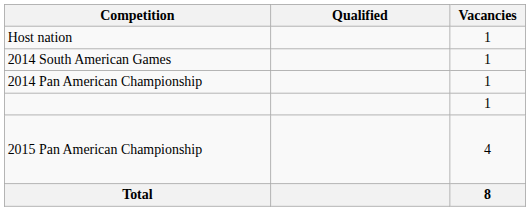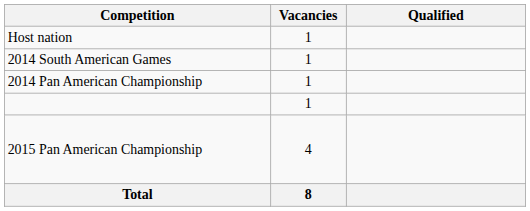columns swapped: (488, 15) <-> (360, 15)
